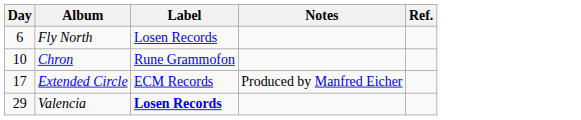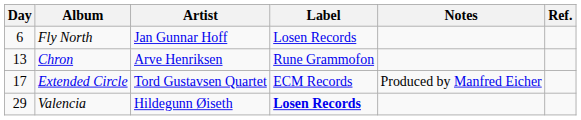+ column: (200, 15)
(20, 59) 10 -> (20, 59) 13
